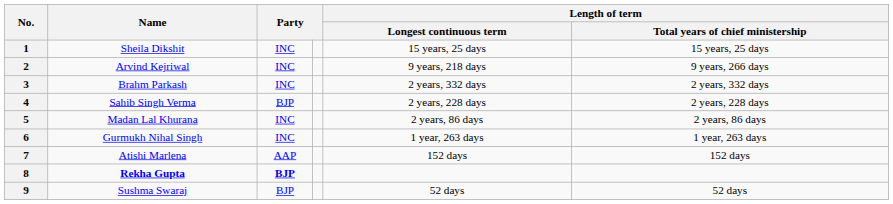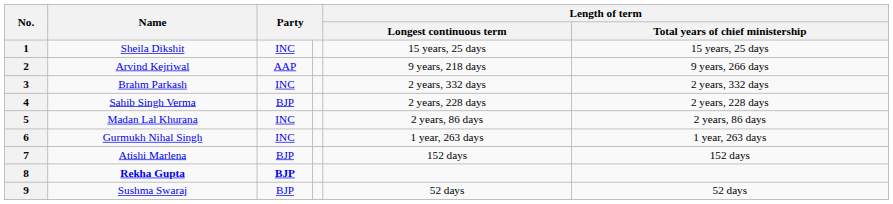(285, 66) INC -> (285, 66) AAP
(285, 155) AAP -> (285, 155) BJP
